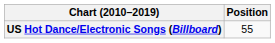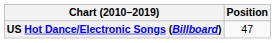(247, 29) 55 -> (247, 29) 47
